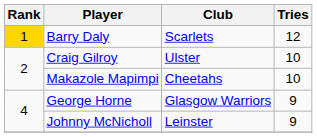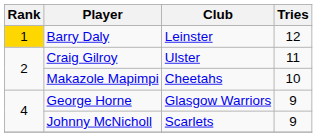(189, 36) Scarlets -> (189, 36) Leinster
(293, 57) 10 -> (293, 57) 11
(189, 121) Leinster -> (189, 121) Scarlets
